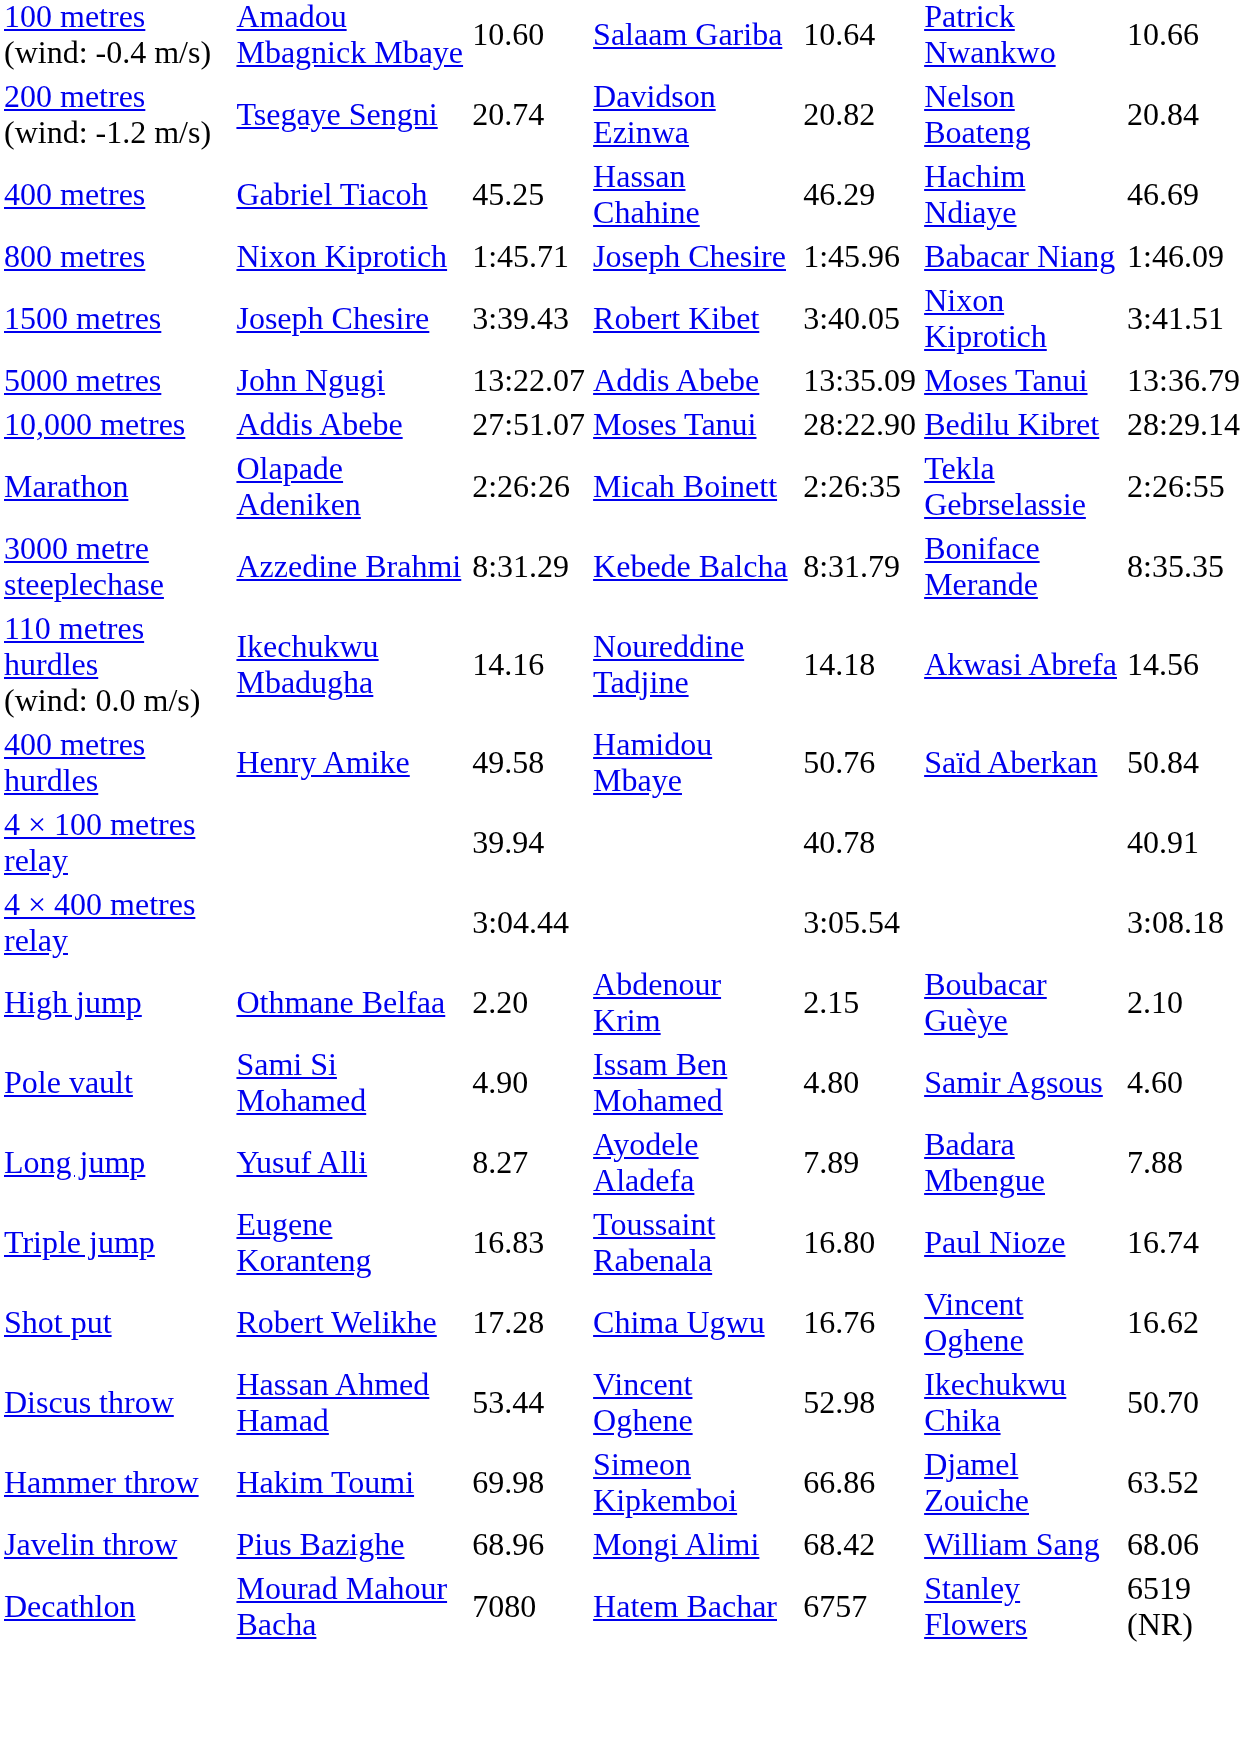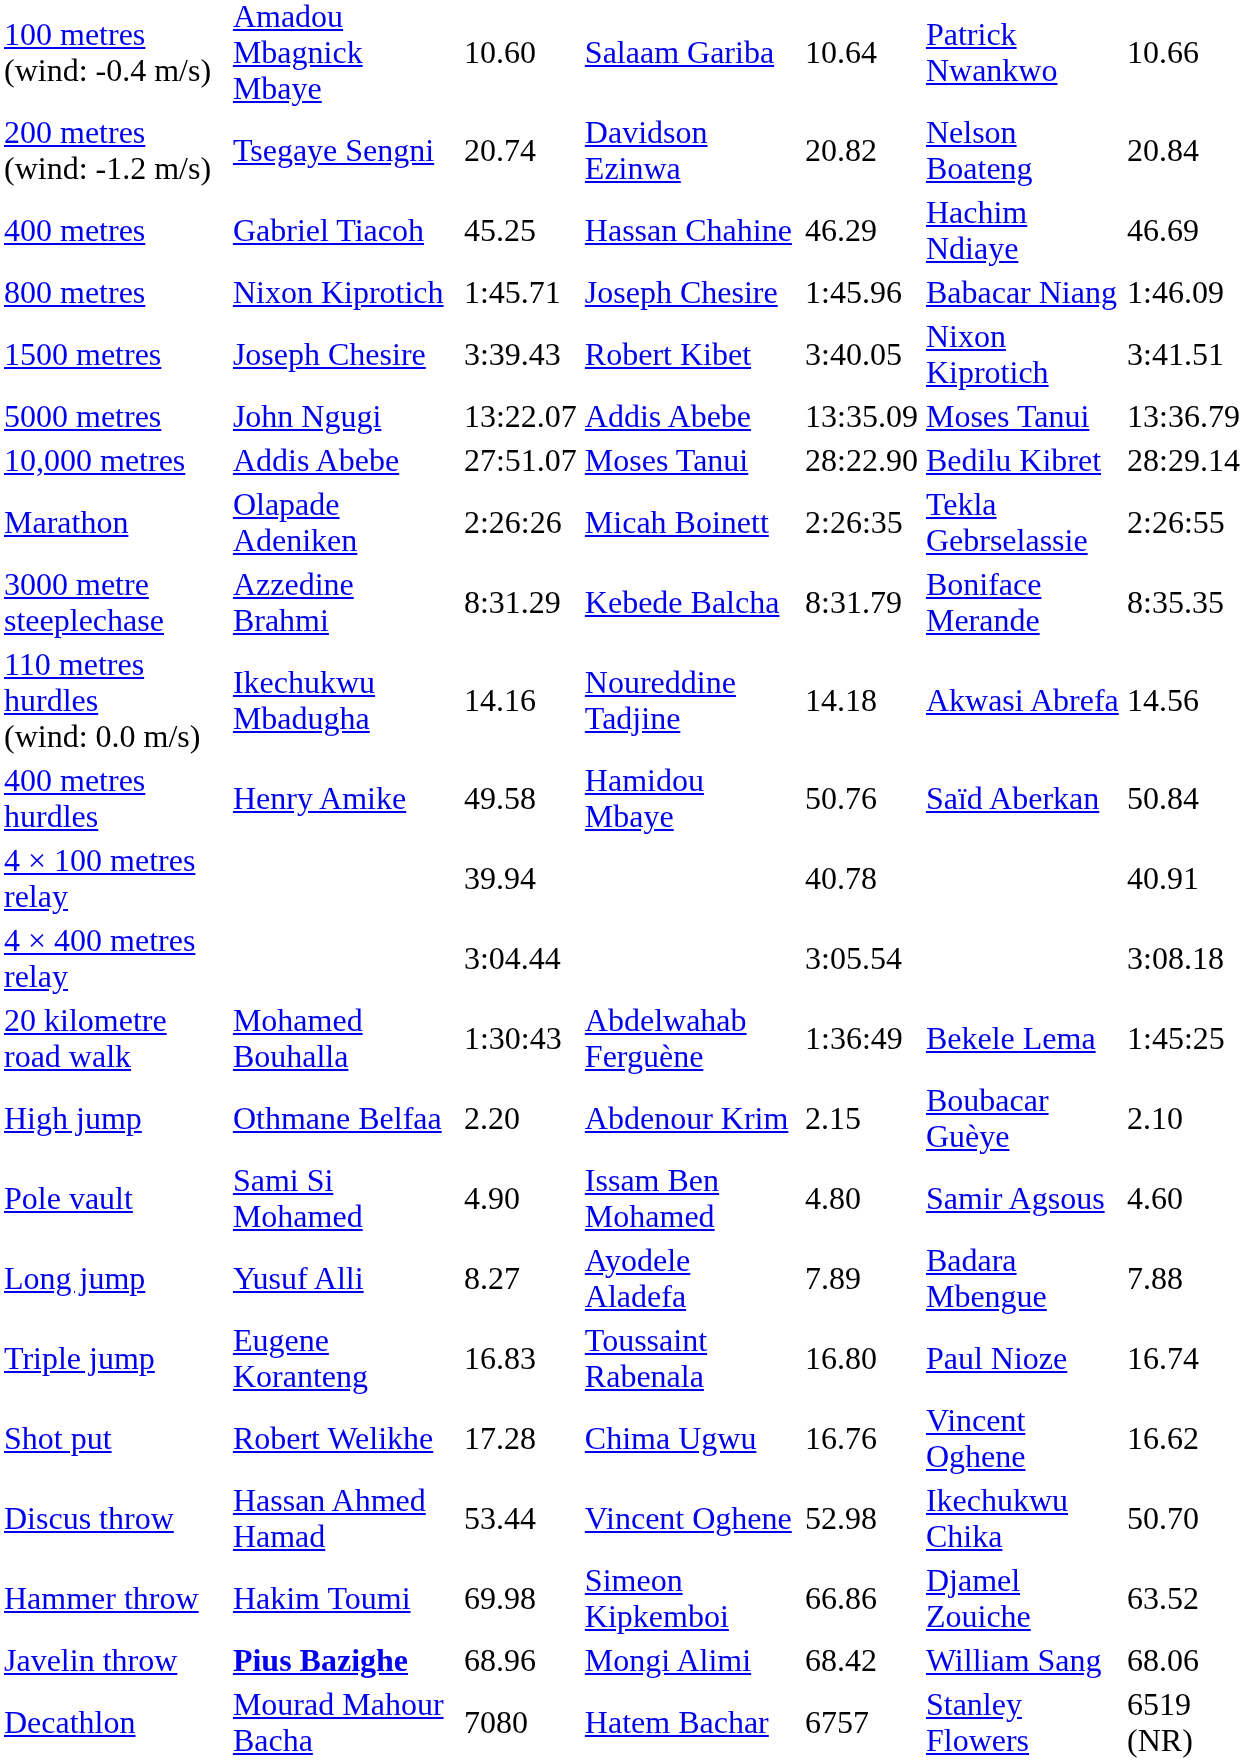+ row: (85, 1038)
(320, 1544) normal -> (320, 1660) bold
